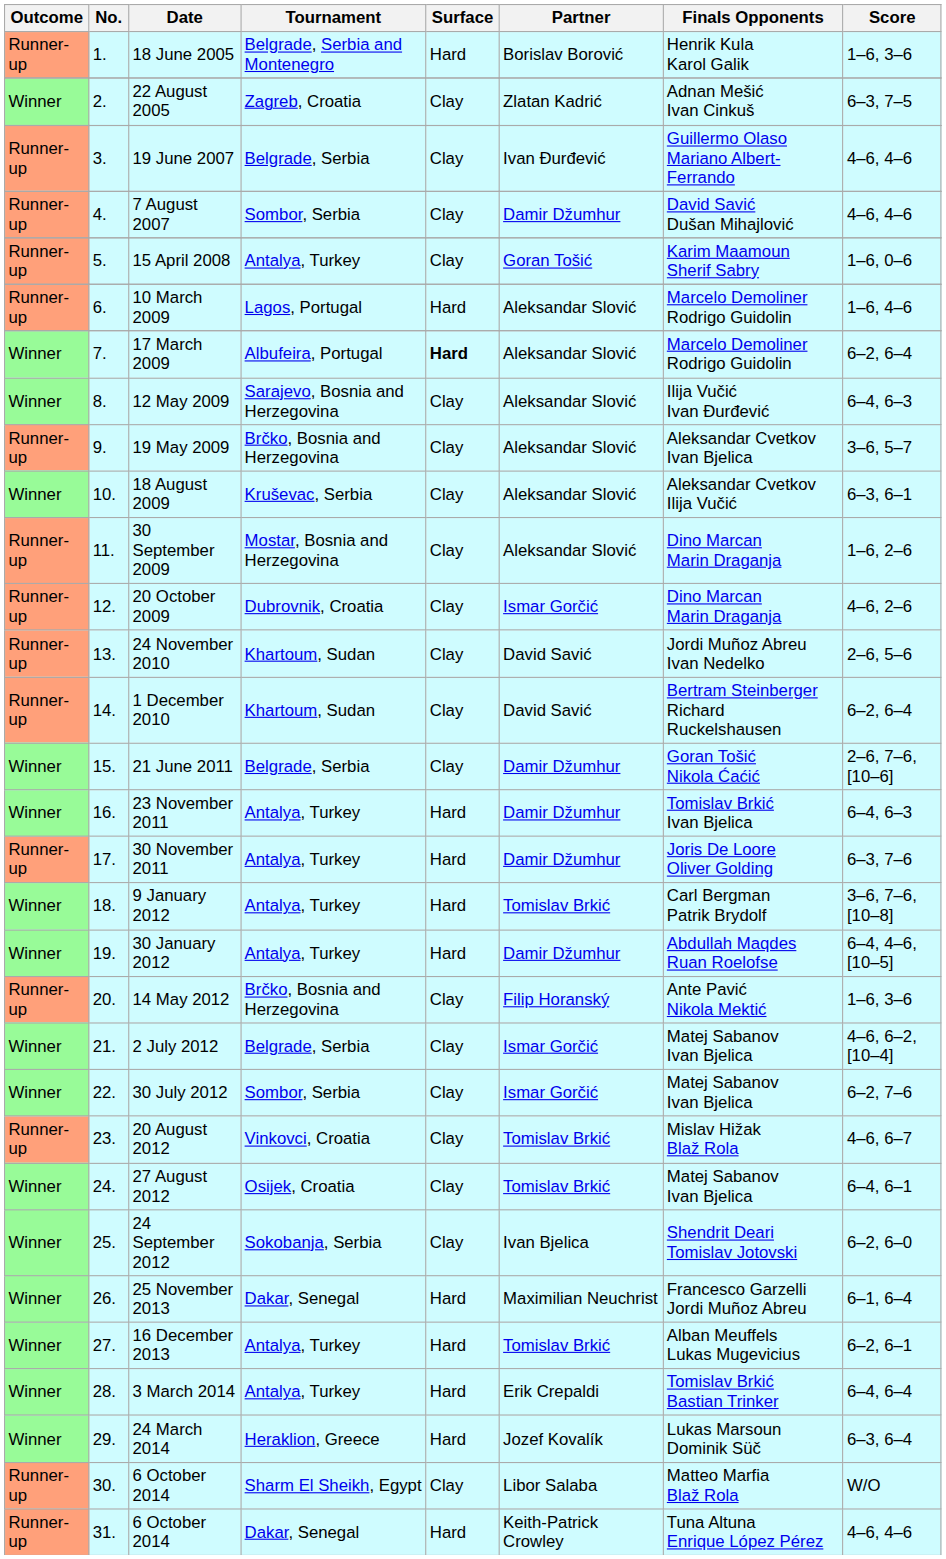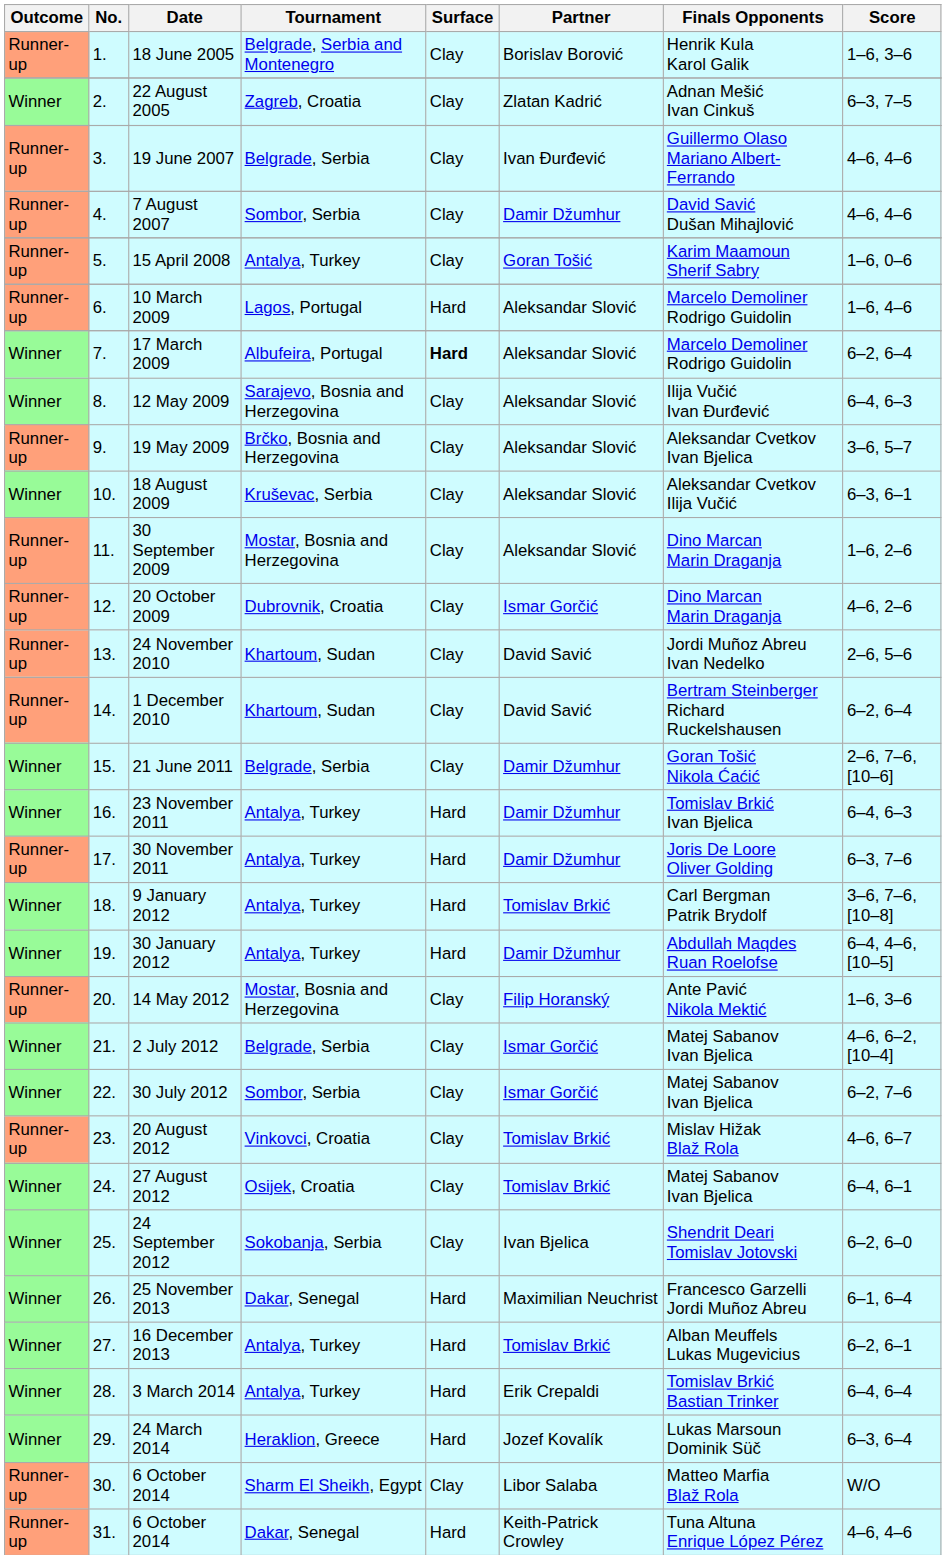(448, 54) Hard -> (447, 54) Clay
(313, 999) Brčko, Bosnia and Herzegovina -> (316, 999) Mostar, Bosnia and Herzegovina
